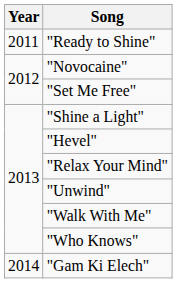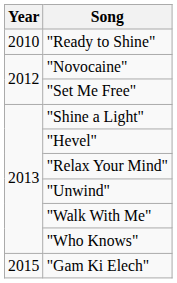(23, 41) 2011 -> (24, 41) 2010
(24, 265) 2014 -> (24, 265) 2015
